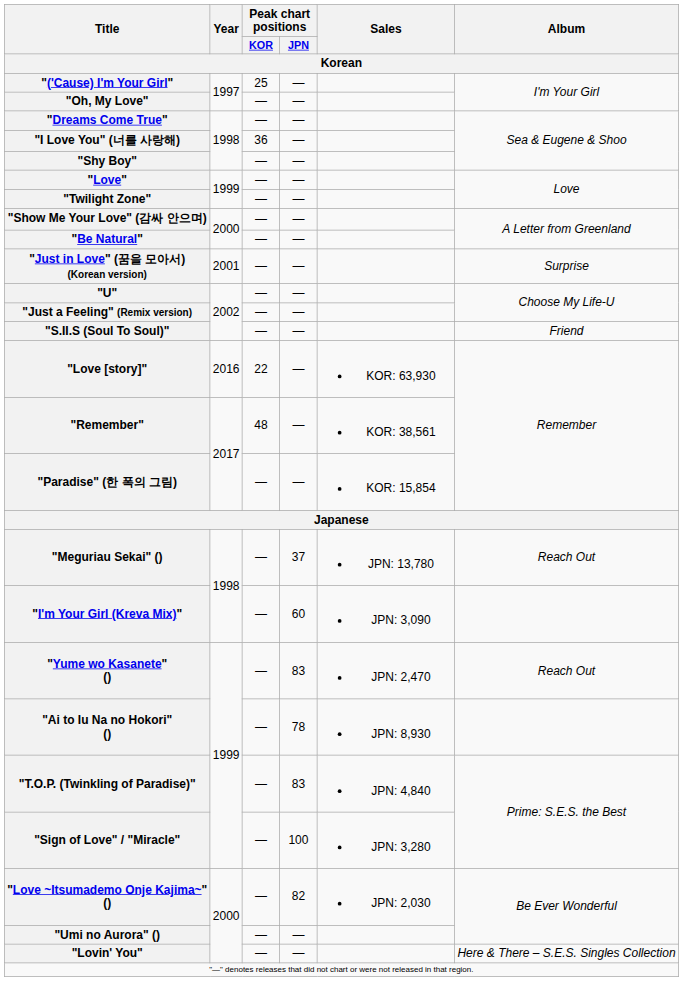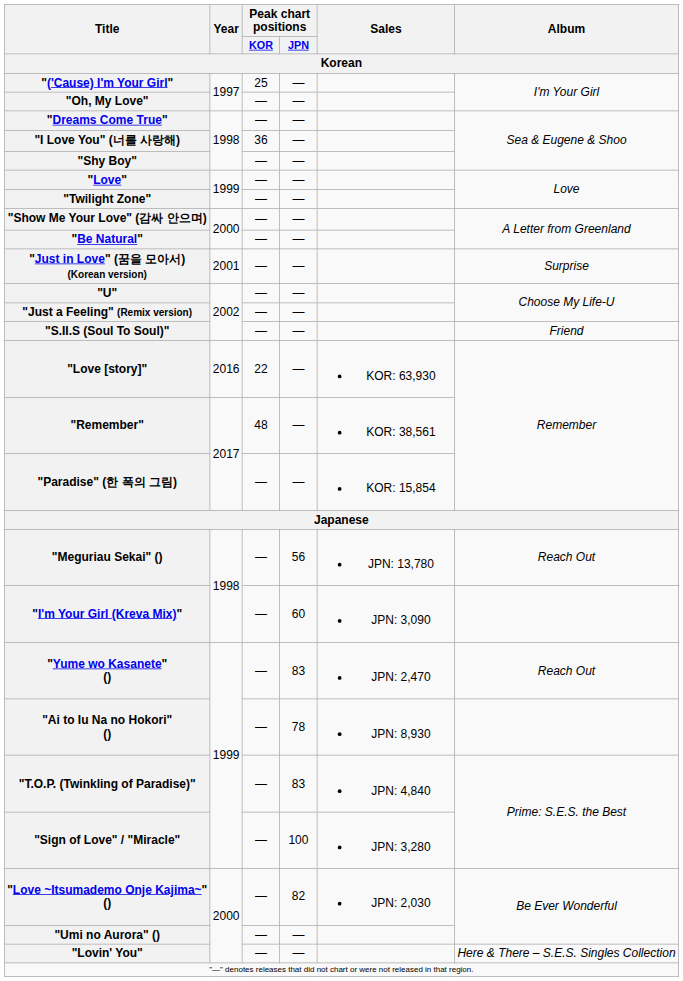(298, 557) 37 -> (298, 557) 56
